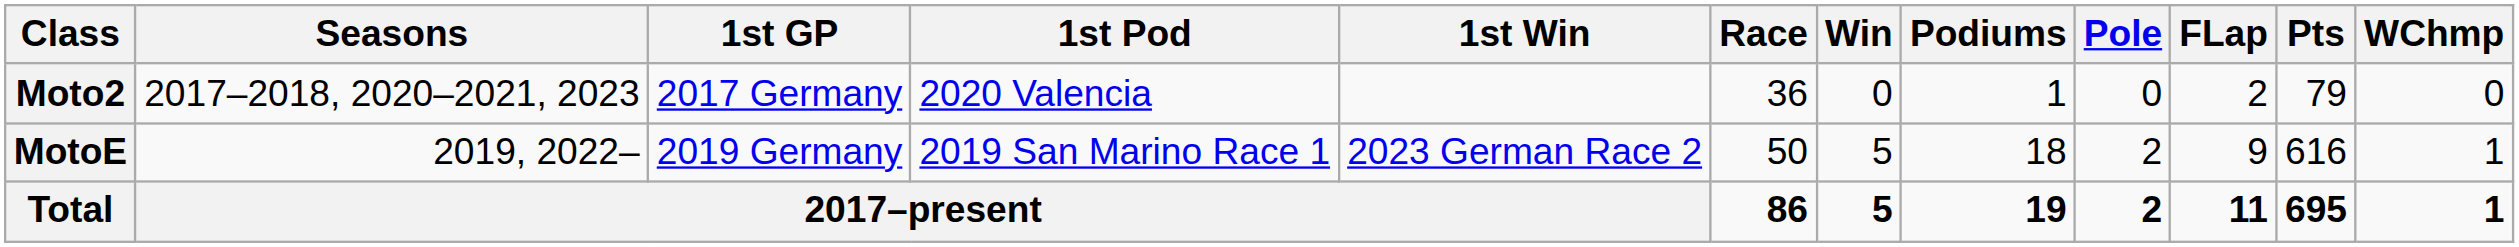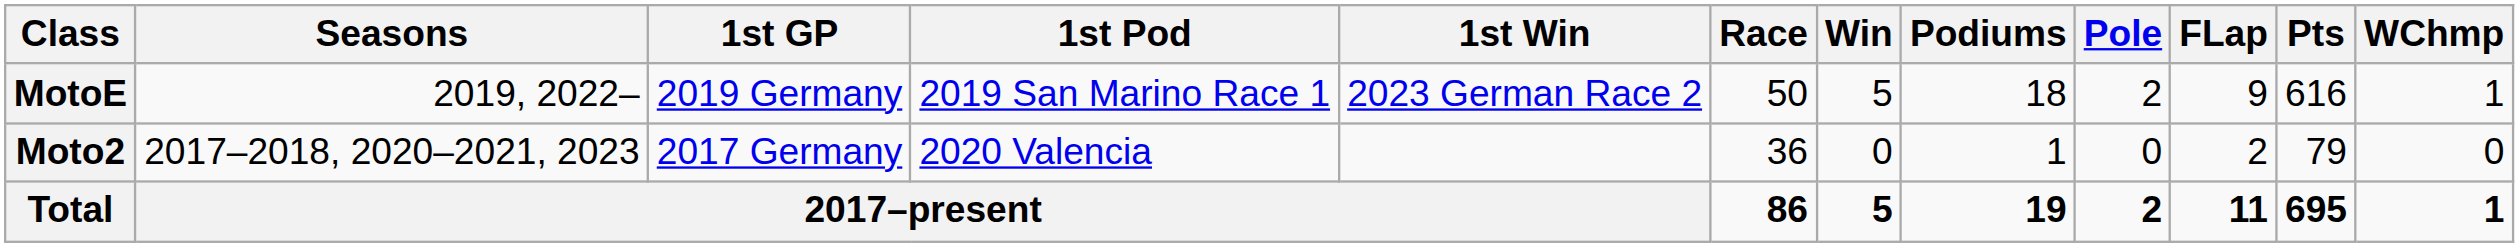rows swapped: (70, 151) <-> (70, 92)
